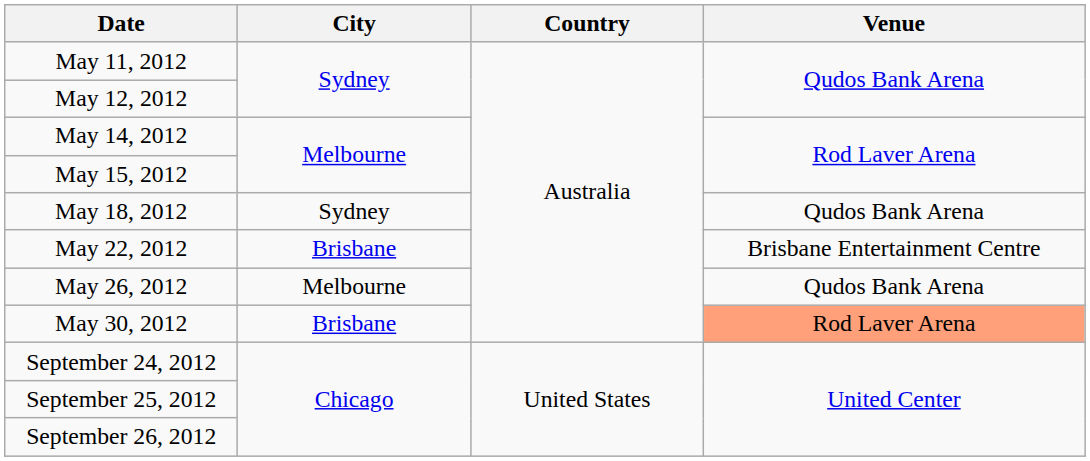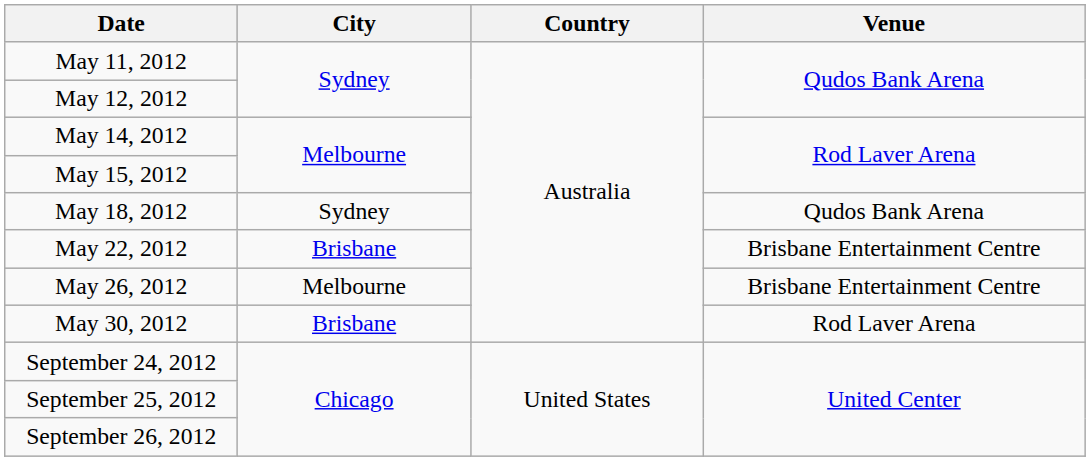(894, 286) Qudos Bank Arena -> (894, 286) Brisbane Entertainment Centre
(894, 323) lightsalmon background -> (894, 323) no background
